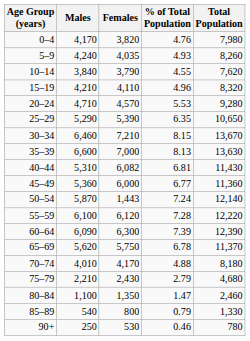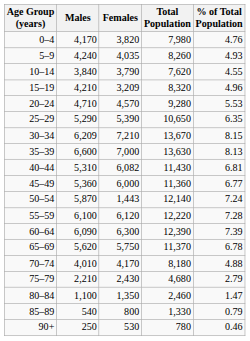columns swapped: (219, 18) <-> (167, 18)
(128, 87) 4,110 -> (128, 87) 3,209
(85, 135) 6,460 -> (85, 135) 6,209
